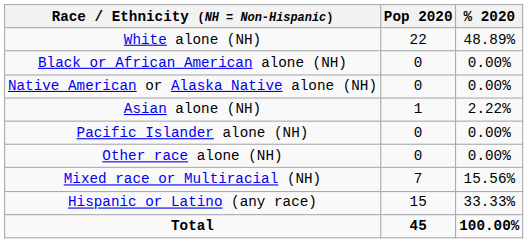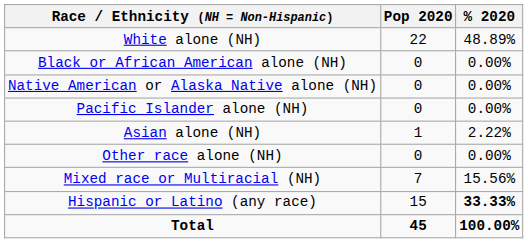rows swapped: (192, 109) <-> (192, 133)
(489, 203) normal -> (489, 203) bold
